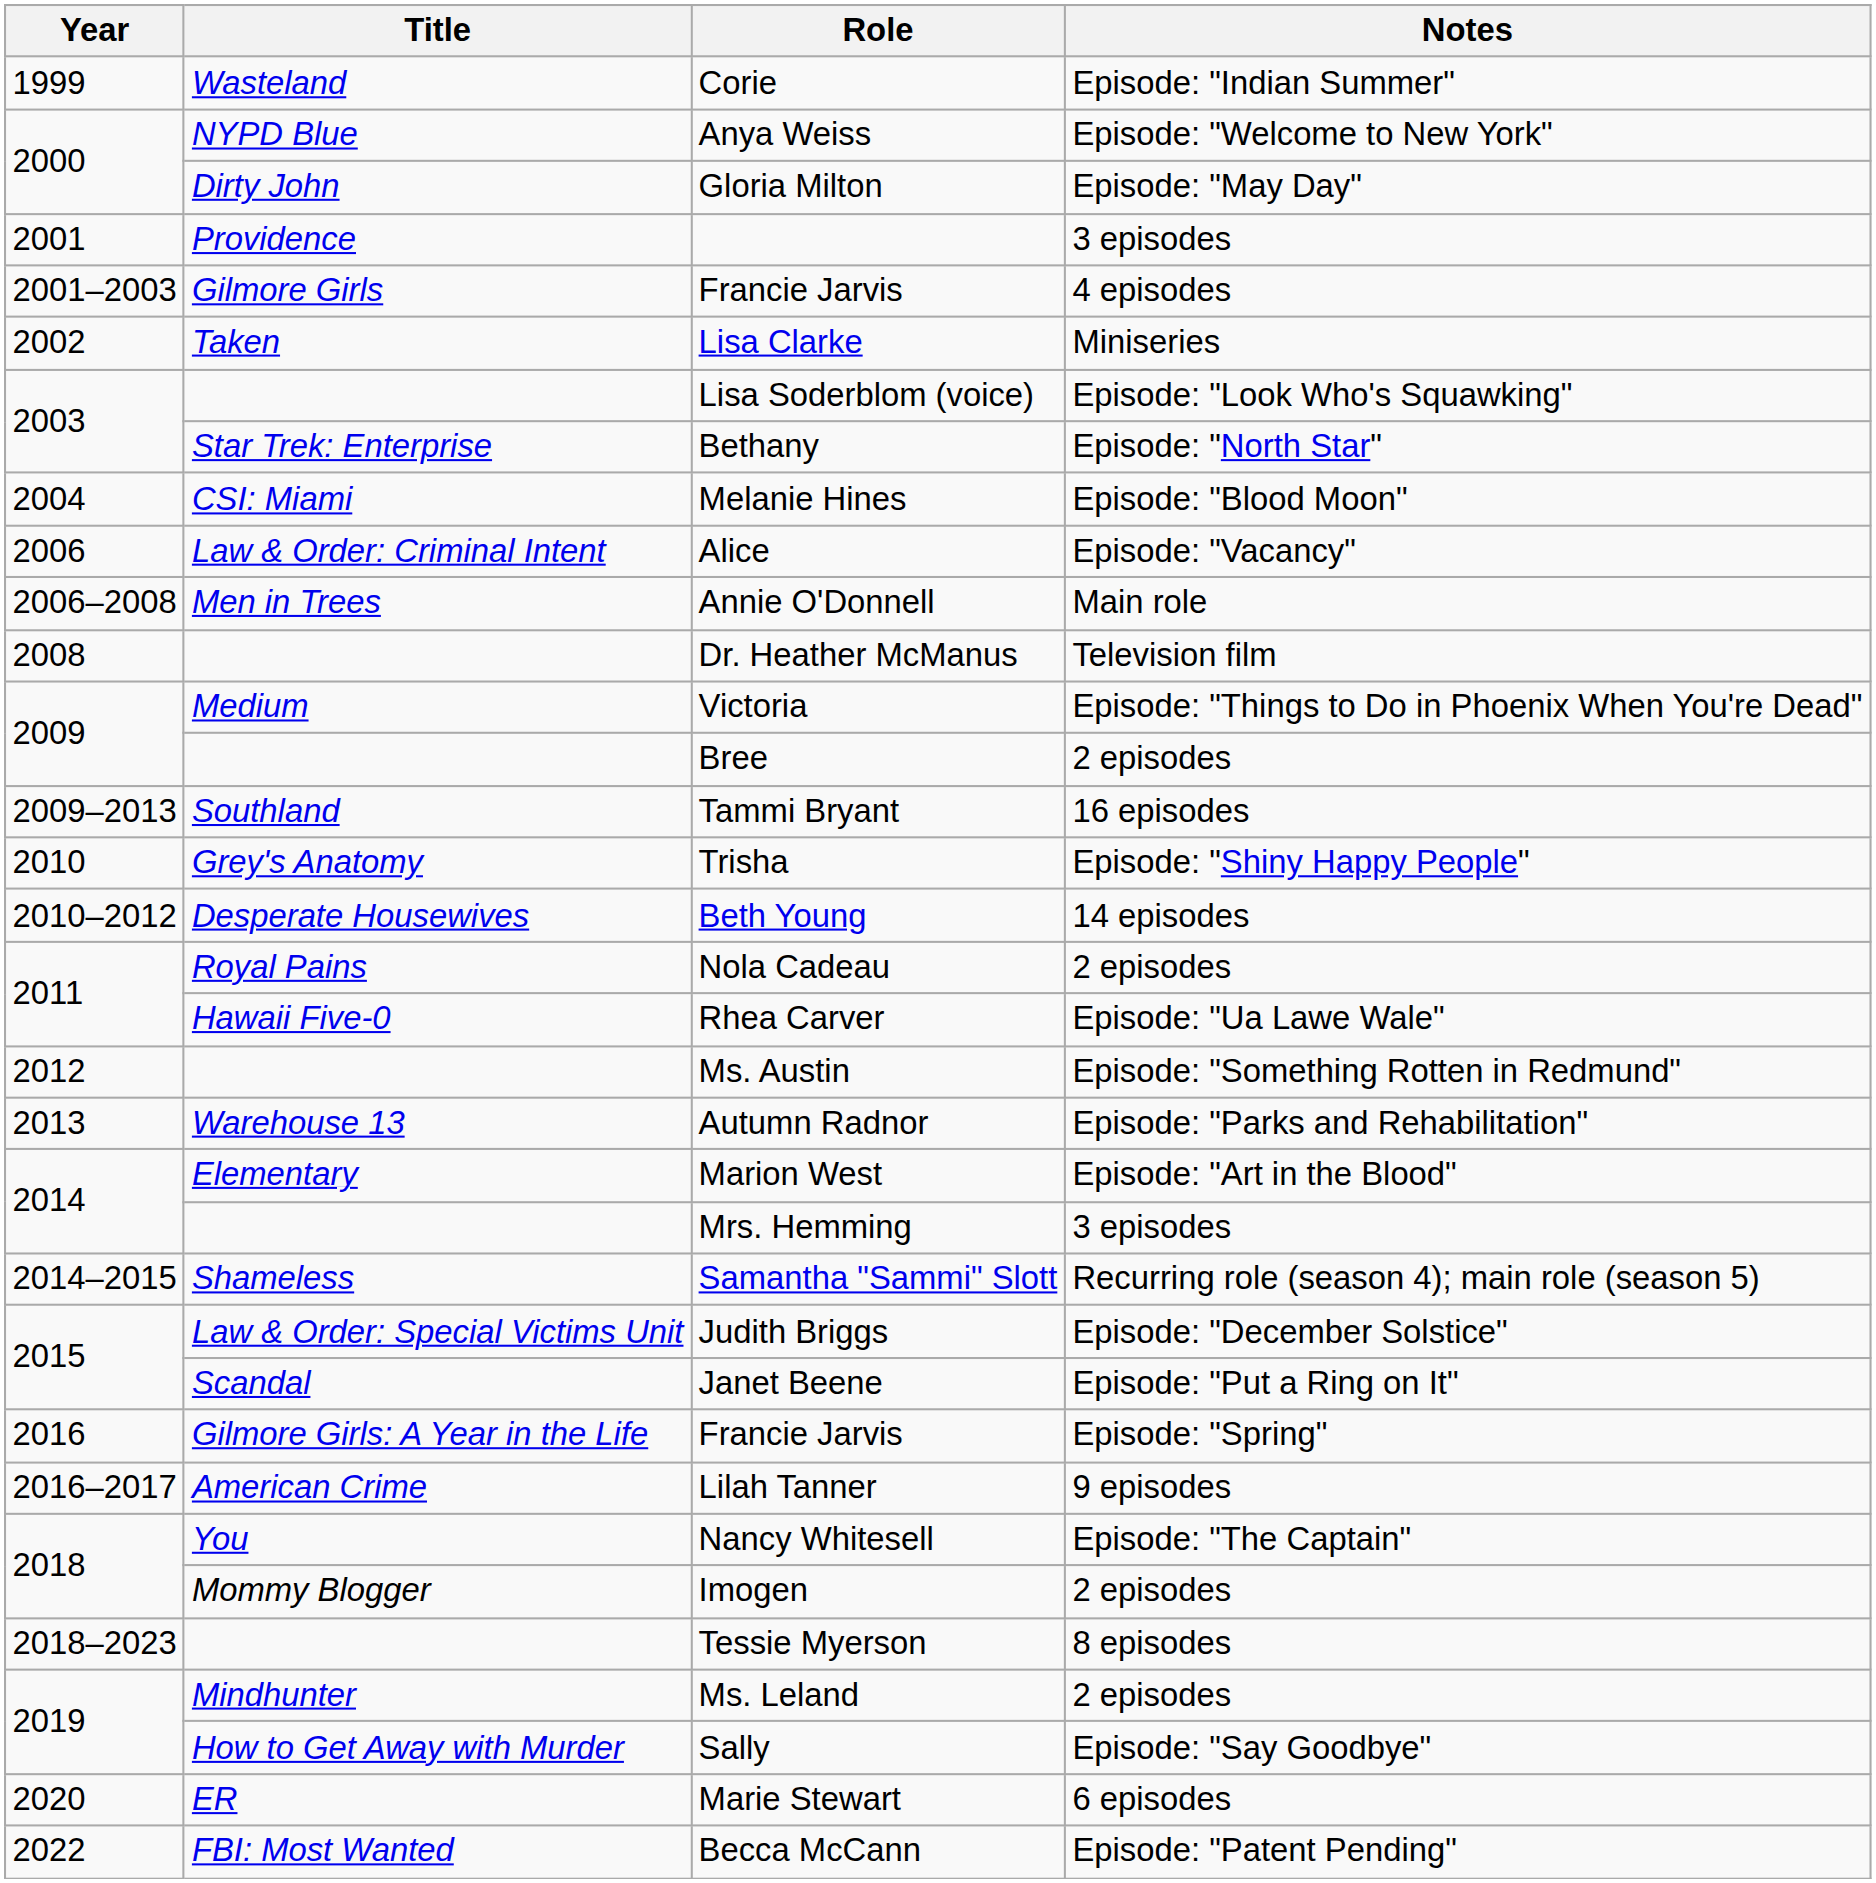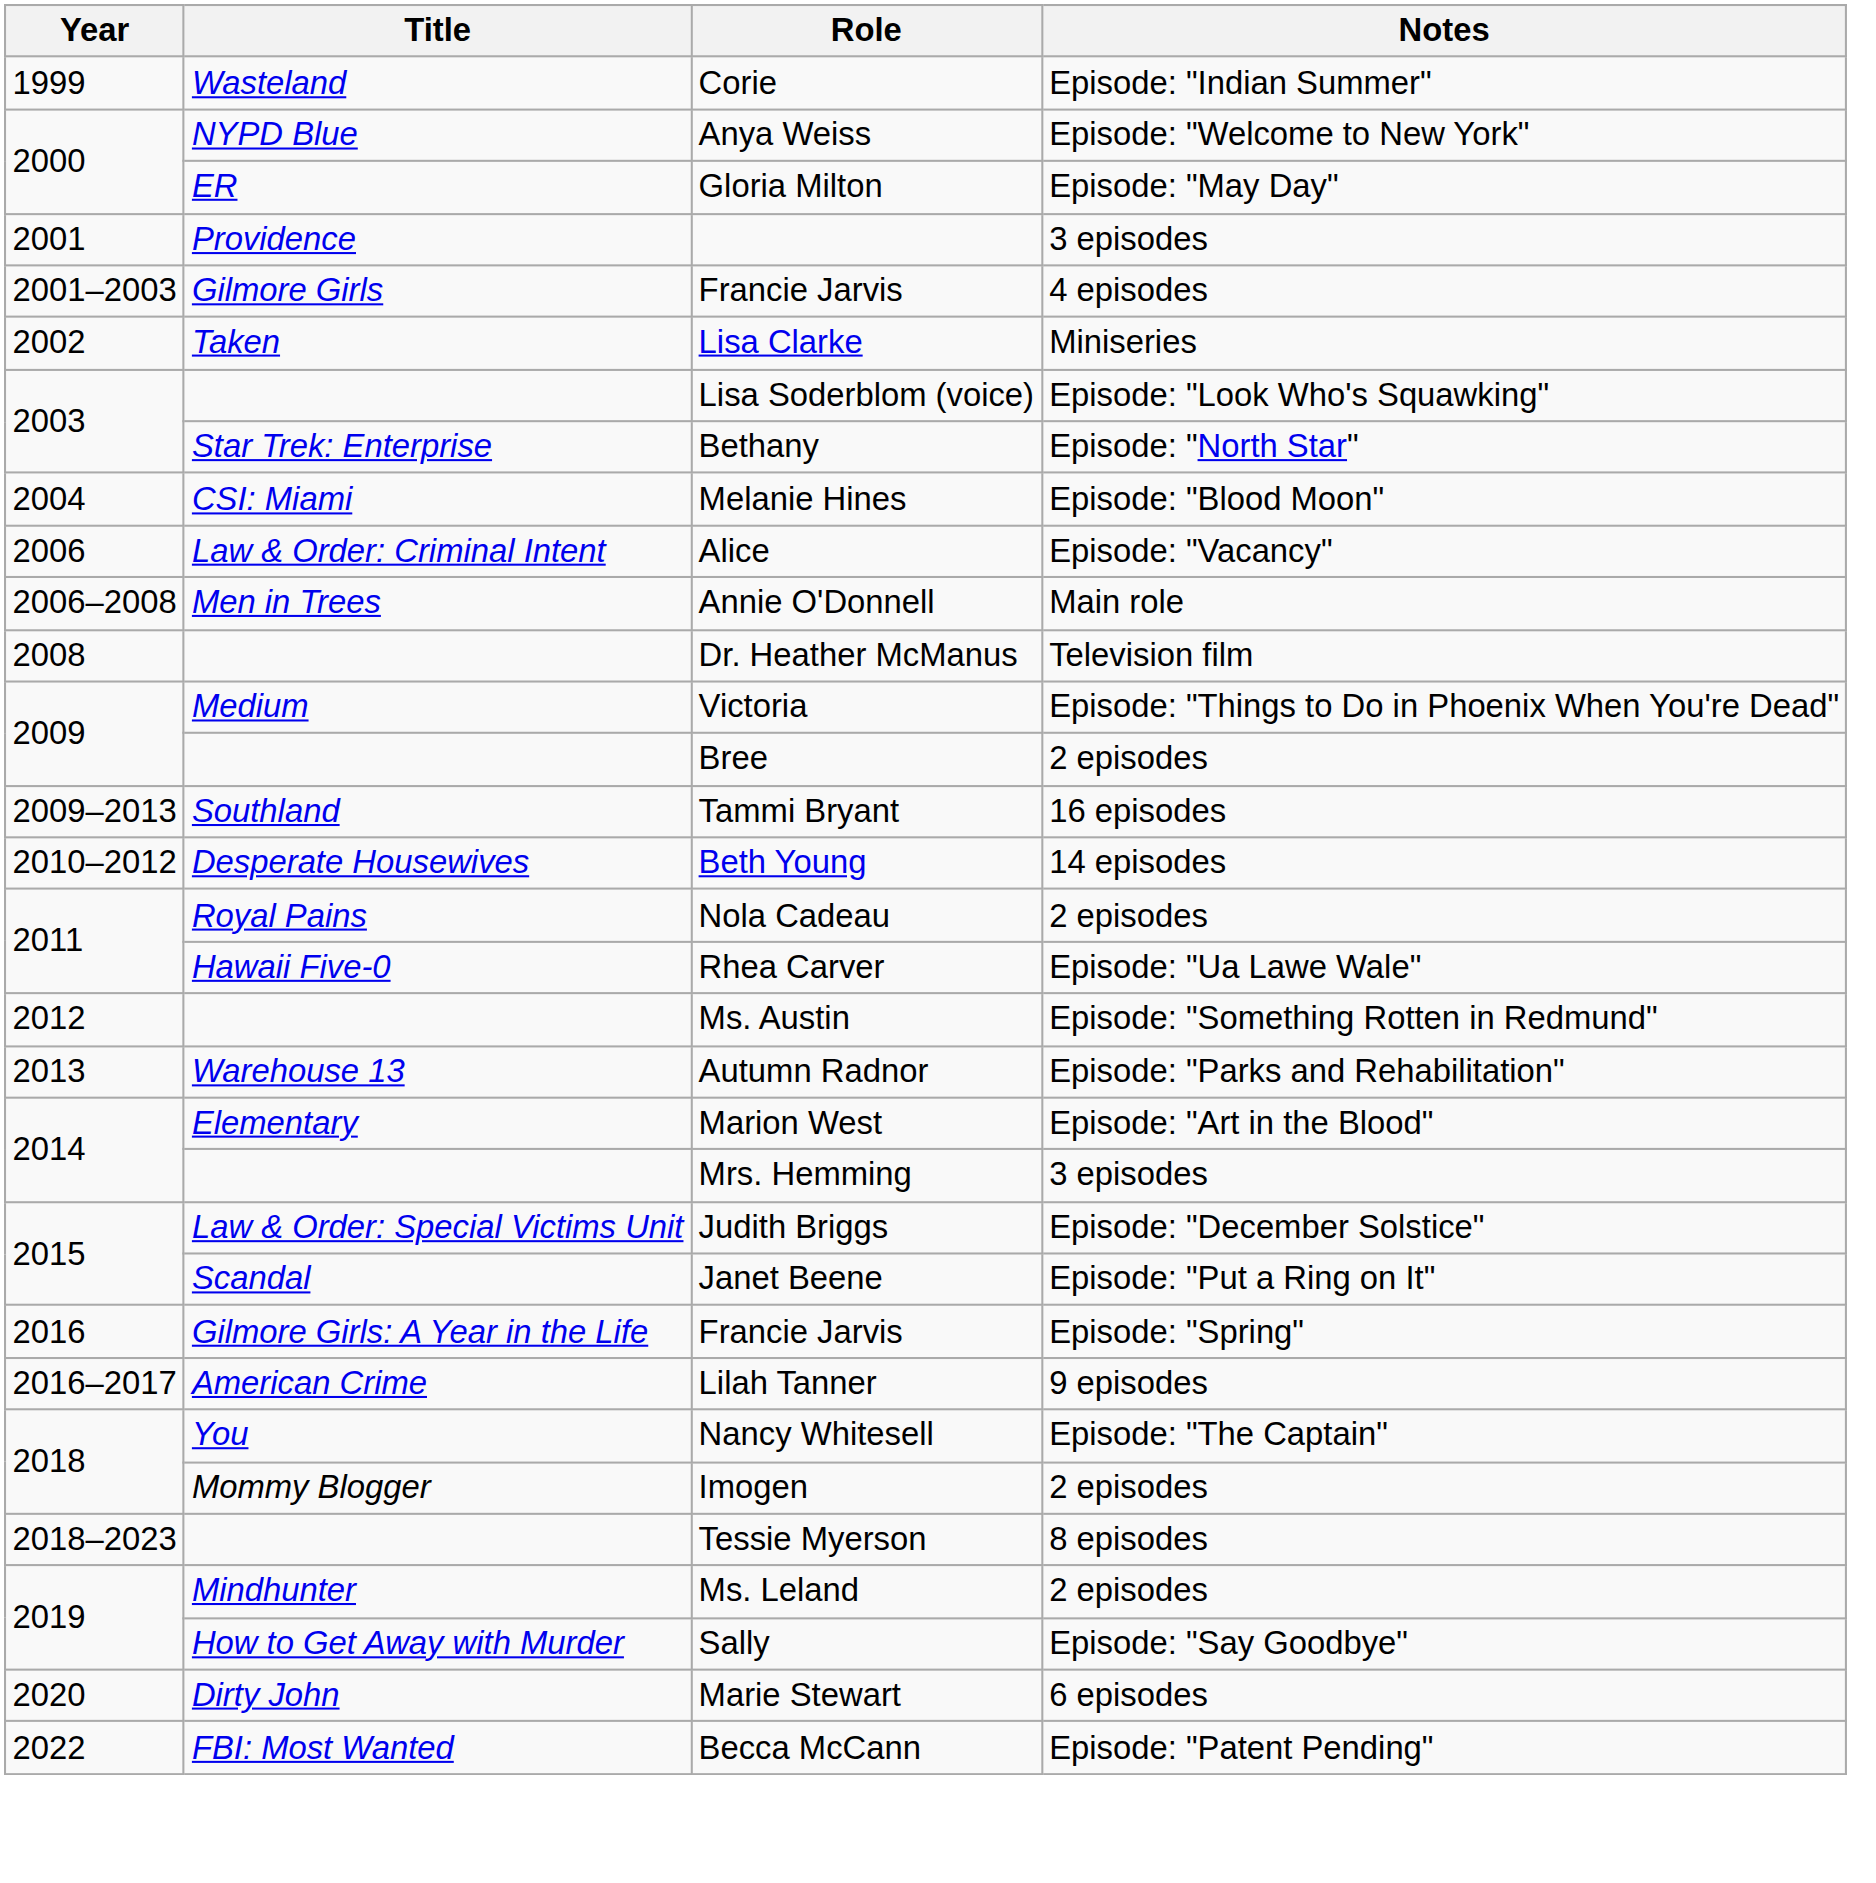(266, 186) Dirty John -> (215, 186) ER
- row: (744, 862)
- row: (878, 1278)
(215, 1799) ER -> (266, 1695) Dirty John
